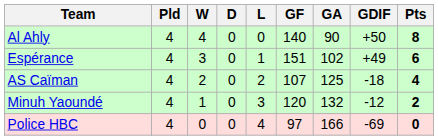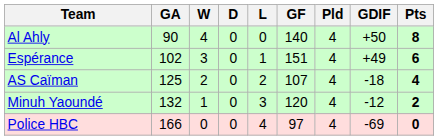columns swapped: (170, 15) <-> (332, 15)
